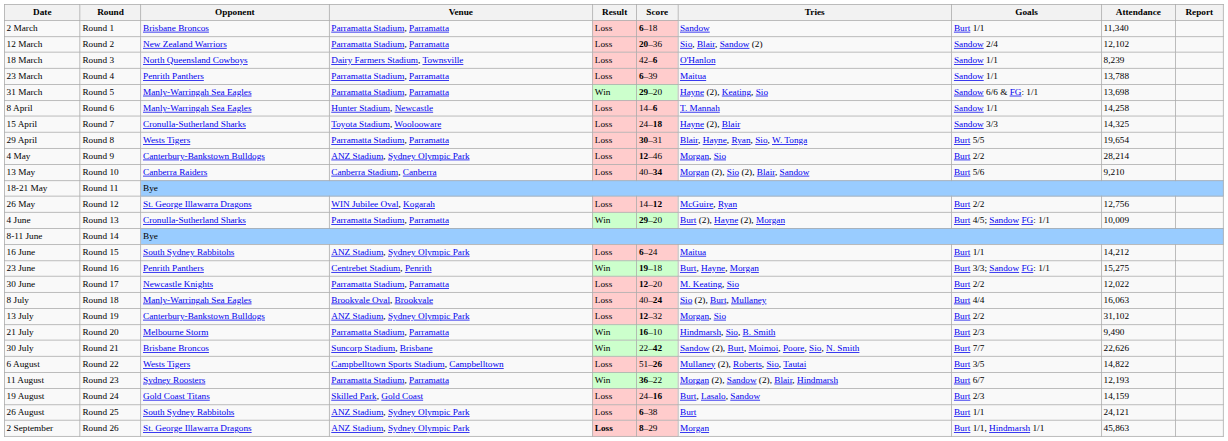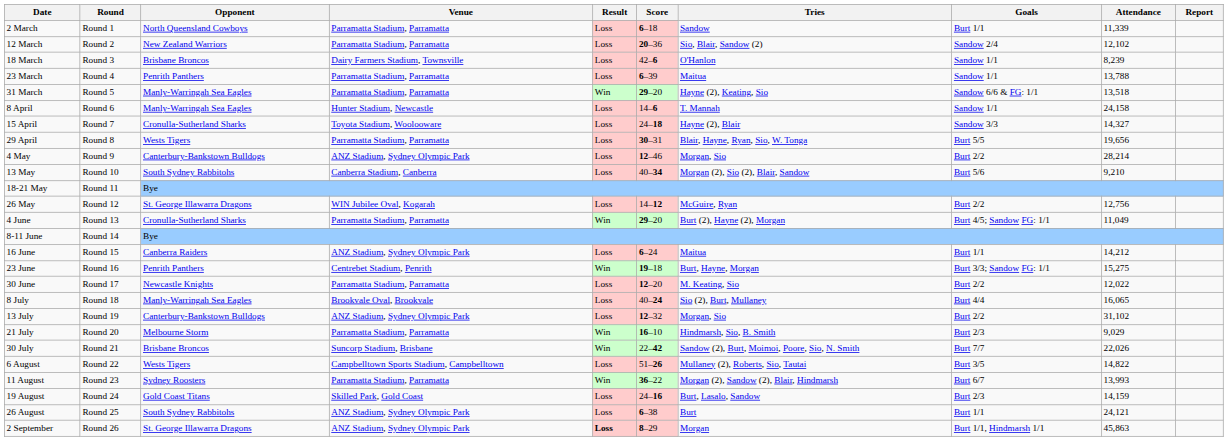(176, 28) Brisbane Broncos -> (195, 28) North Queensland Cowboys
(1116, 28) 11,340 -> (1116, 28) 11,339
(195, 60) North Queensland Cowboys -> (176, 60) Brisbane Broncos
(1116, 92) 13,698 -> (1116, 92) 13,518
(1116, 108) 14,258 -> (1116, 108) 24,158
(1116, 124) 14,325 -> (1116, 124) 14,327
(1116, 140) 19,654 -> (1116, 140) 19,656
(175, 172) Canberra Raiders -> (189, 172) South Sydney Rabbitohs
(1116, 220) 10,009 -> (1116, 220) 11,049
(189, 252) South Sydney Rabbitohs -> (175, 252) Canberra Raiders
(1116, 300) 16,063 -> (1116, 300) 16,065
(1114, 332) 9,490 -> (1114, 332) 9,029
(1116, 348) 22,626 -> (1116, 348) 22,026
(1116, 380) 12,193 -> (1116, 380) 13,993
